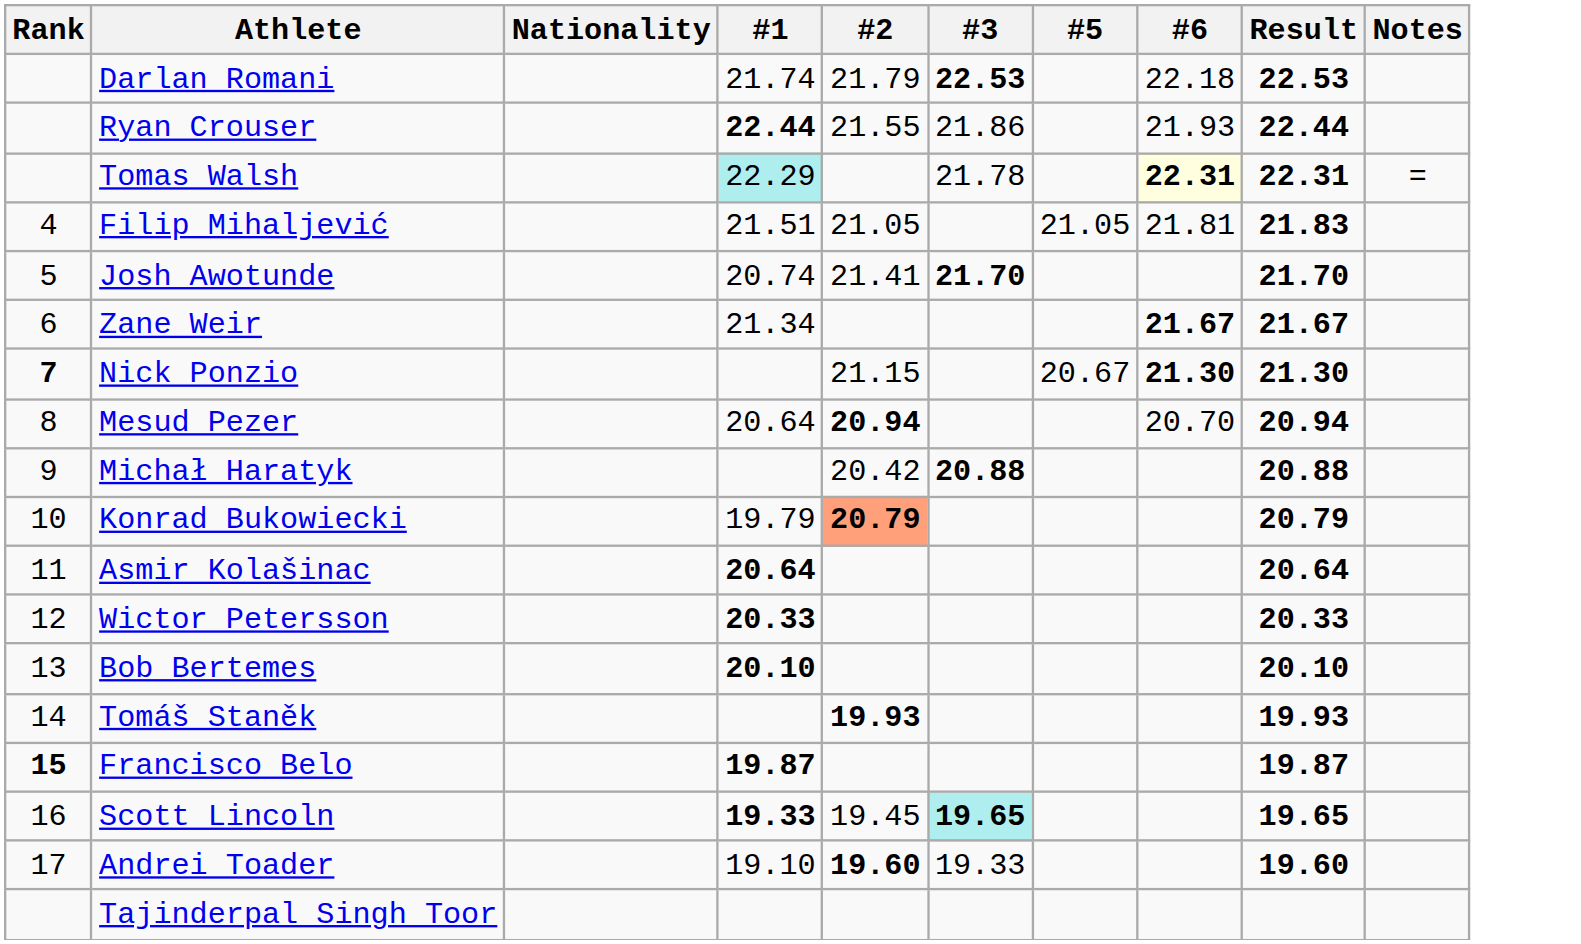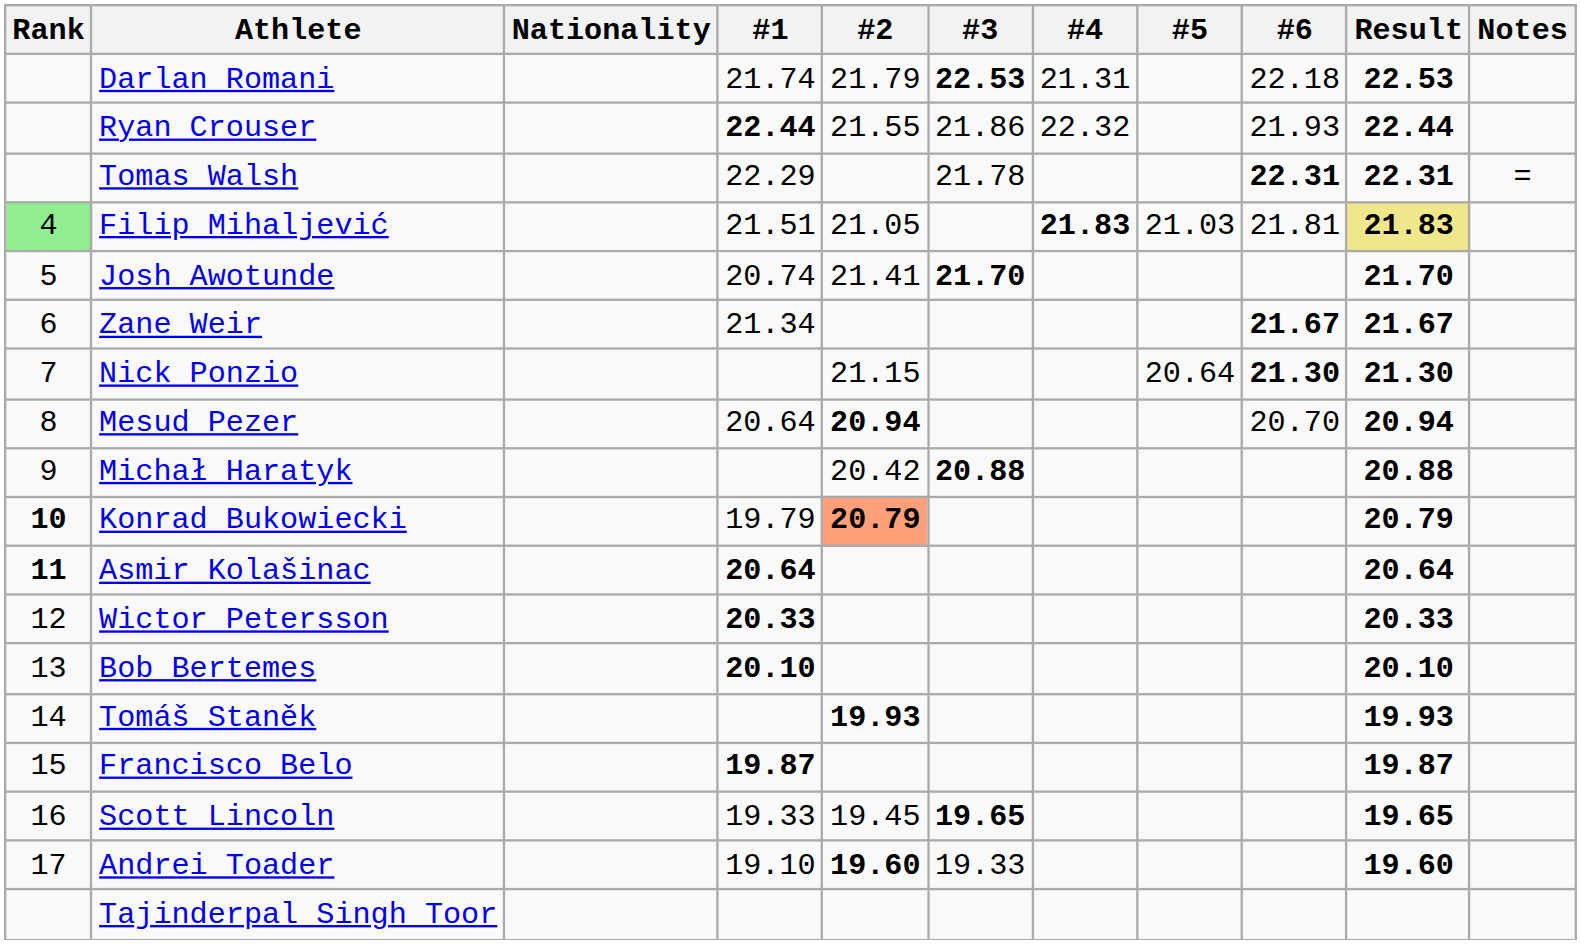+ column: (1085, 30)
(770, 177) paleturquoise background -> (770, 177) no background
(1190, 177) lightyellow background -> (1295, 177) no background
(49, 226) no background -> (49, 226) lightgreen background
(1085, 226) 21.05 -> (1190, 226) 21.03
(1304, 226) no background -> (1409, 226) khaki background
(49, 374) bold -> (49, 374) normal
(1085, 374) 20.67 -> (1190, 374) 20.64
(49, 521) normal -> (49, 521) bold
(49, 570) normal -> (49, 570) bold
(49, 767) bold -> (49, 767) normal
(770, 816) bold -> (770, 816) normal
(980, 816) paleturquoise background -> (980, 816) no background
